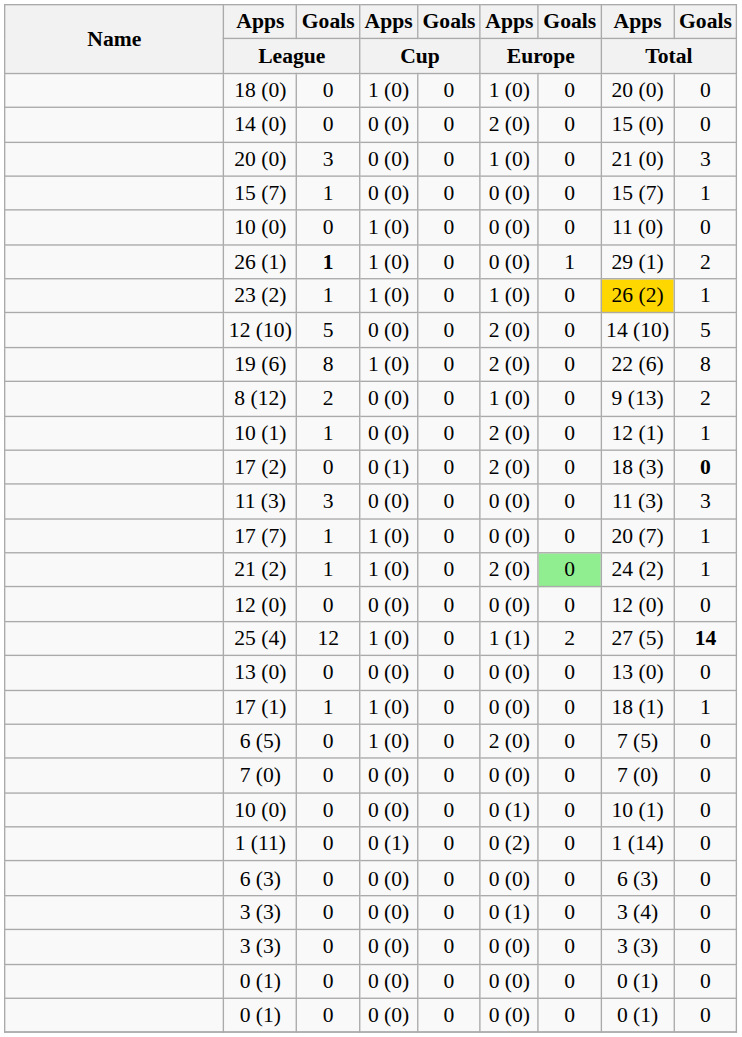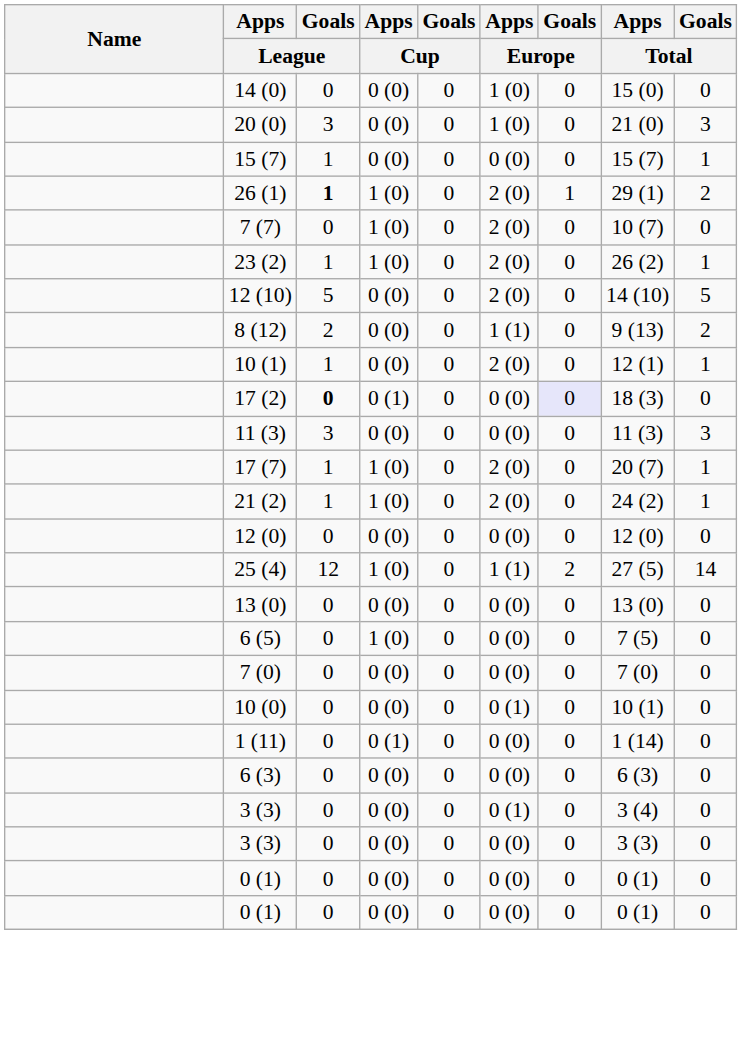- row: (260, 90)
(509, 124) 2 (0) -> (509, 90) 1 (0)
- row: (260, 227)
(509, 261) 0 (0) -> (509, 192) 2 (0)
+ row: (260, 227)
(509, 295) 1 (0) -> (509, 261) 2 (0)
(638, 295) gold background -> (638, 261) no background
- row: (260, 364)
(509, 398) 1 (0) -> (509, 329) 1 (1)
(328, 466) normal -> (328, 398) bold
(509, 466) 2 (0) -> (509, 398) 0 (0)
(570, 466) no background -> (570, 398) lavender background
(705, 466) bold -> (705, 398) normal
(509, 535) 0 (0) -> (509, 466) 2 (0)
(570, 569) lightgreen background -> (570, 501) no background
(705, 638) bold -> (705, 569) normal
- row: (260, 706)
(509, 741) 2 (0) -> (509, 638) 0 (0)
(509, 843) 0 (2) -> (509, 741) 0 (0)
